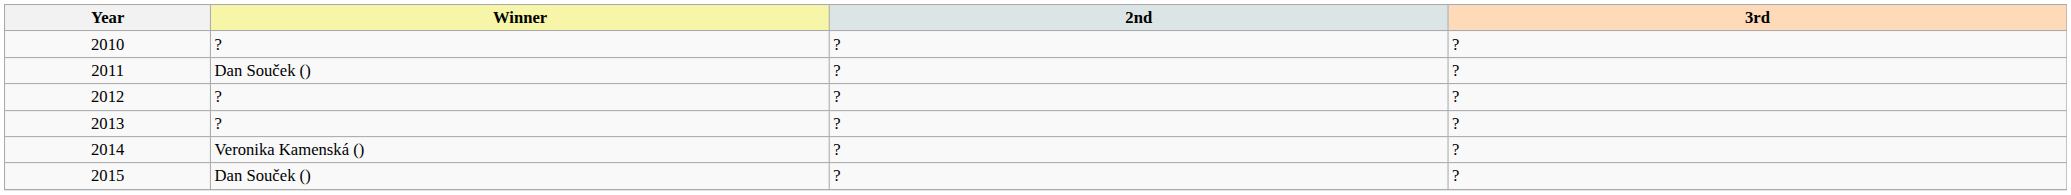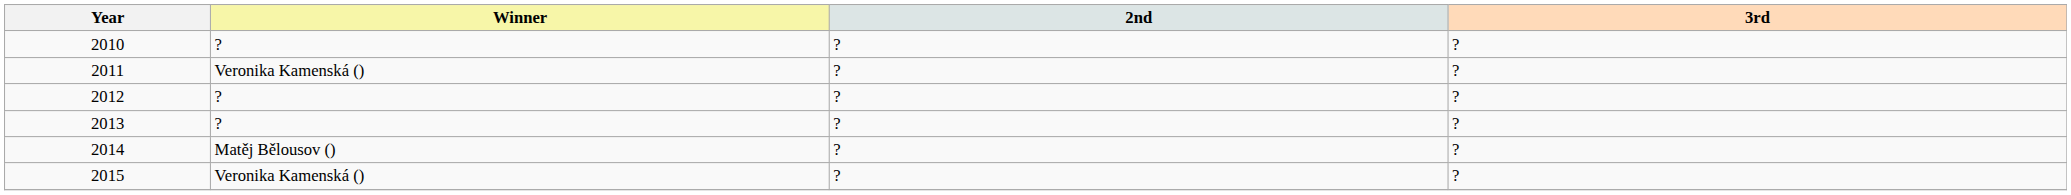(263, 70) Dan Souček () -> (289, 70) Veronika Kamenská ()
(289, 149) Veronika Kamenská () -> (275, 149) Matěj Bělousov ()
(263, 176) Dan Souček () -> (289, 176) Veronika Kamenská ()
